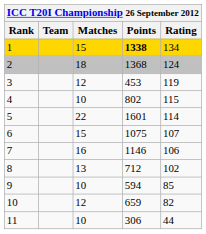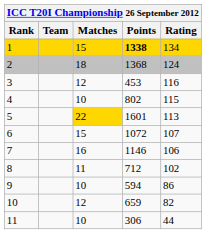(171, 82) 119 -> (171, 82) 116
(81, 116) no background -> (81, 116) gold background
(171, 116) 114 -> (171, 116) 113
(136, 133) 1075 -> (136, 133) 1072
(81, 168) 13 -> (80, 168) 11
(168, 185) 85 -> (168, 185) 86
